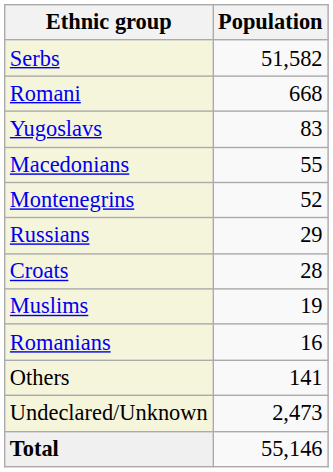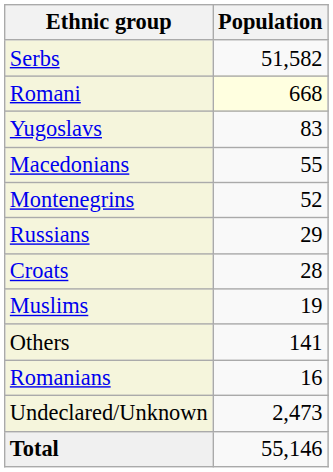(306, 93) no background -> (306, 93) lightyellow background
rows swapped: (60, 341) <-> (40, 377)
